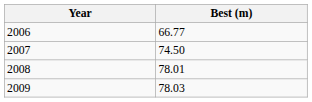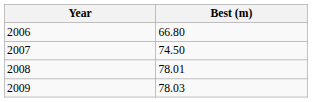(172, 32) 66.77 -> (172, 32) 66.80
